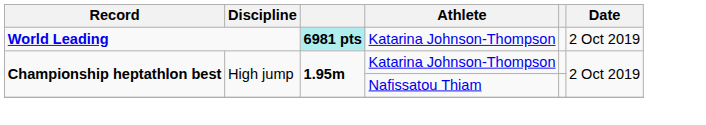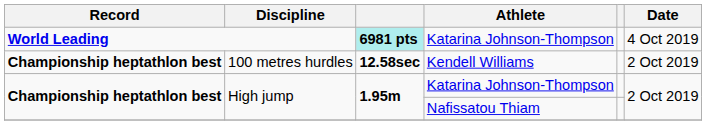(605, 39) 2 Oct 2019 -> (663, 39) 4 Oct 2019
+ row: (290, 62)
